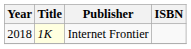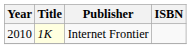(20, 33) 2018 -> (20, 33) 2010
